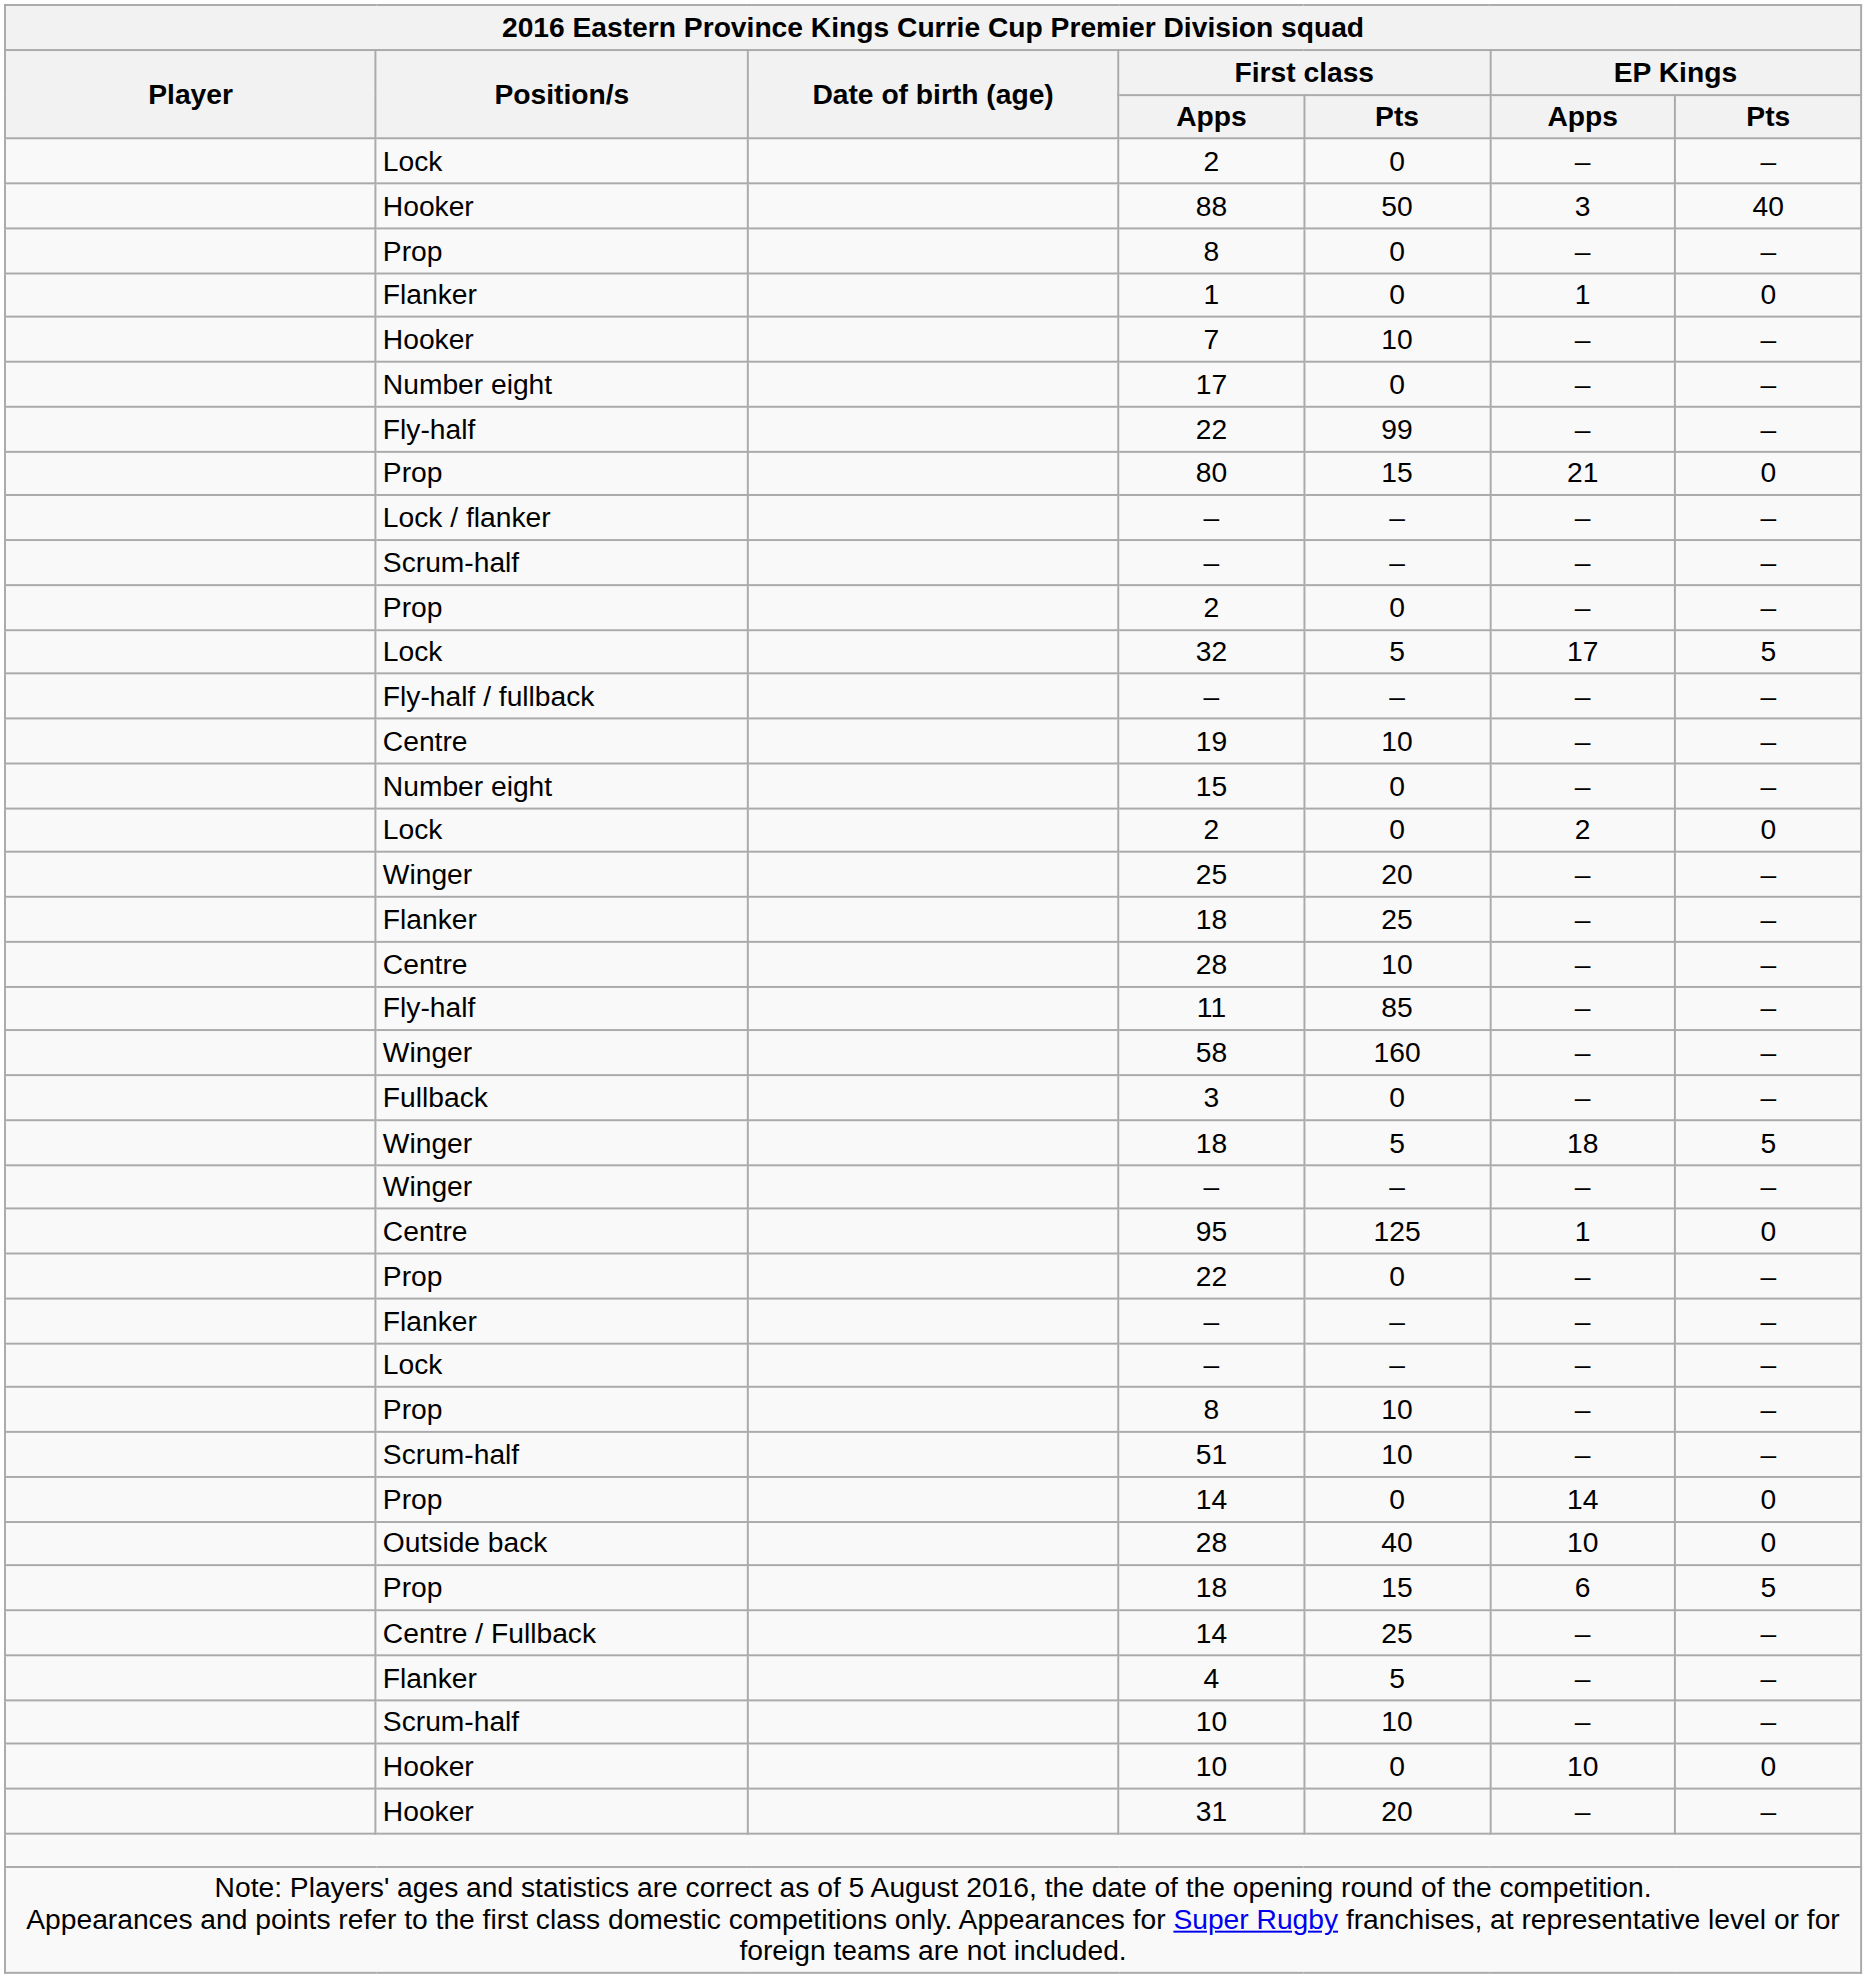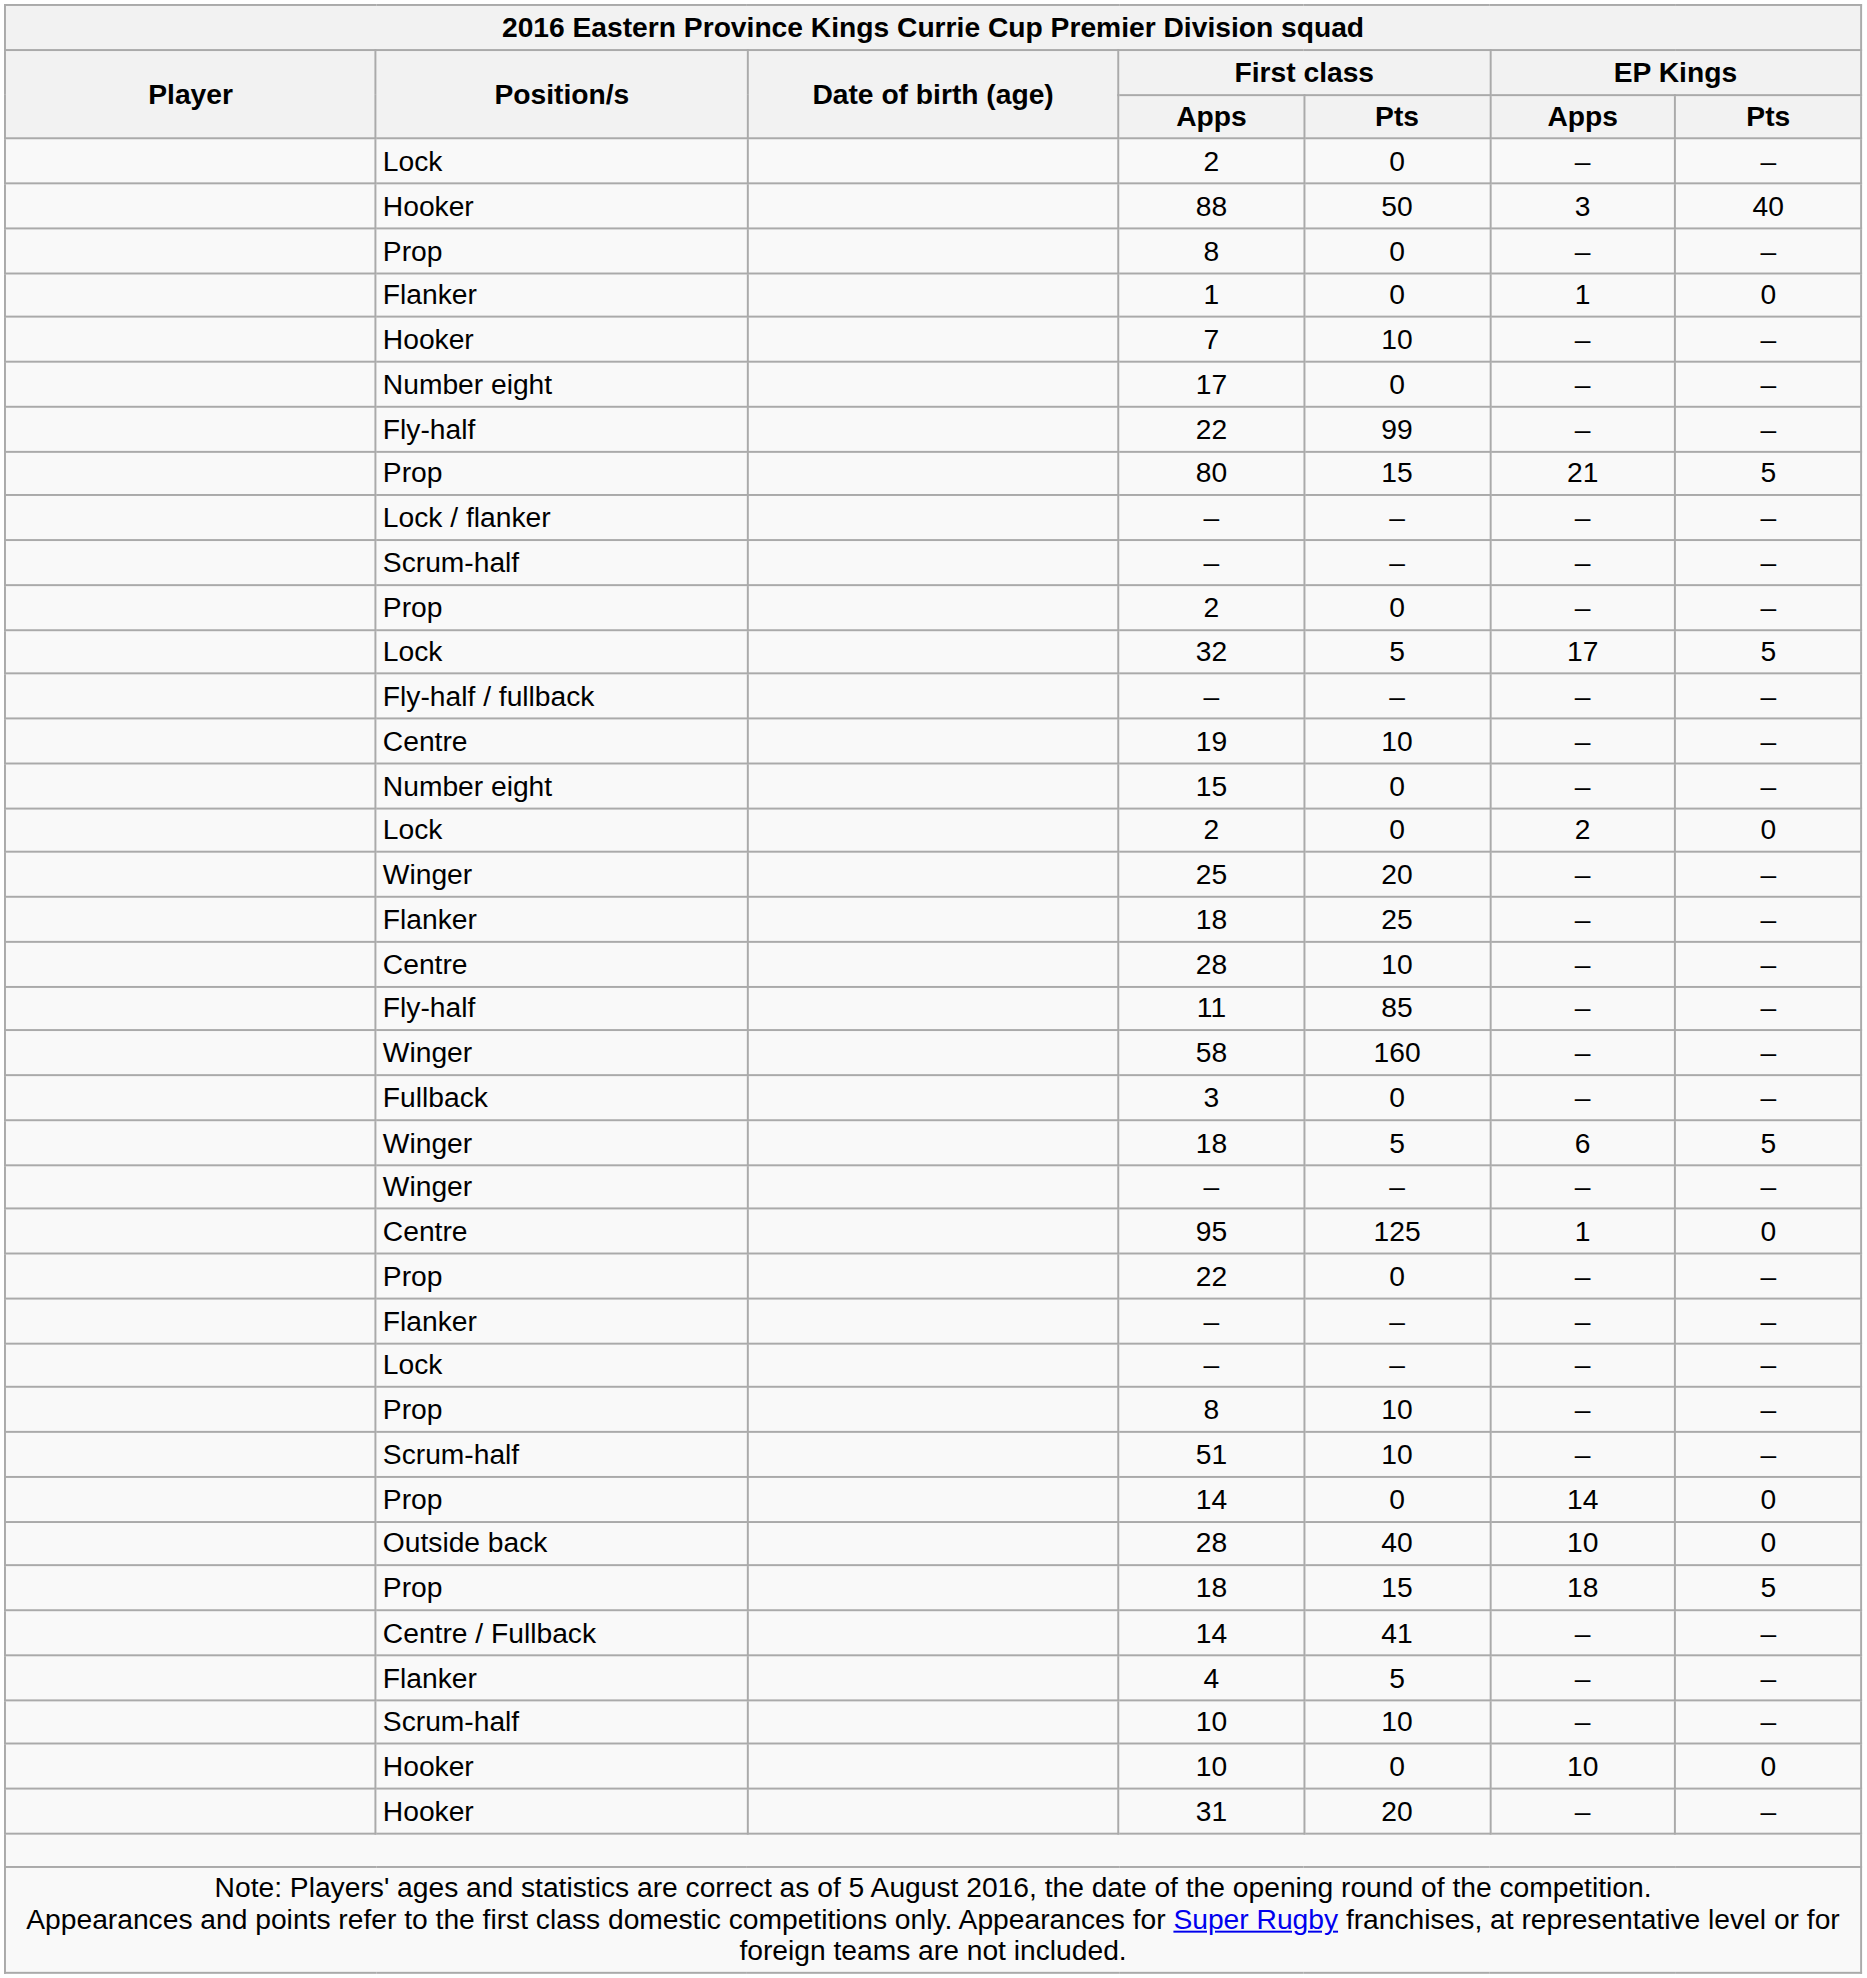(1768, 474) 0 -> (1768, 474) 5
(1583, 1142) 18 -> (1583, 1142) 6
(1583, 1588) 6 -> (1583, 1588) 18
(1397, 1633) 25 -> (1397, 1633) 41
